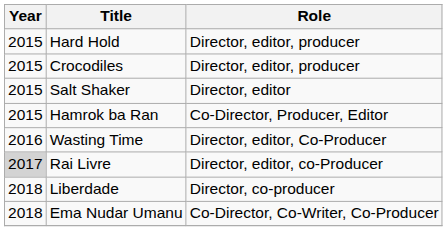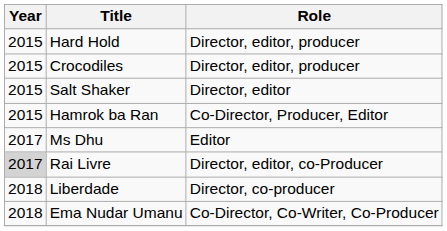- row: (96, 139)
+ row: (76, 139)
